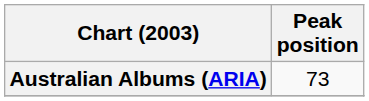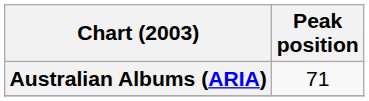(318, 78) 73 -> (318, 78) 71
